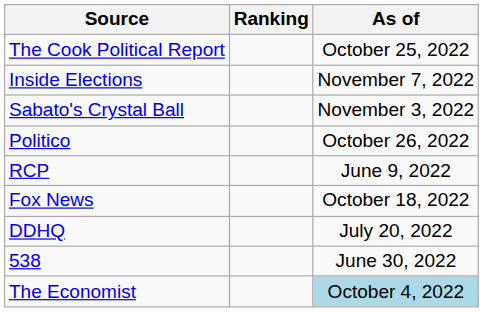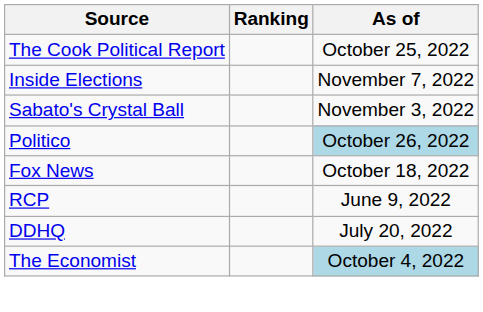(396, 140) no background -> (396, 140) lightblue background
rows swapped: (29, 170) <-> (51, 200)
- row: (25, 261)
